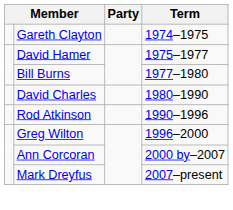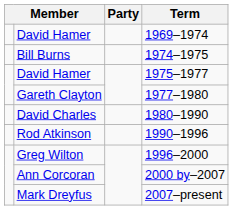+ row: (177, 34)
(59, 34) Gareth Clayton -> (43, 54) Bill Burns
(43, 74) Bill Burns -> (59, 94) Gareth Clayton
